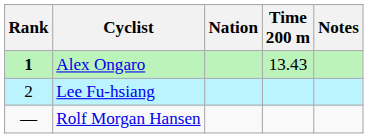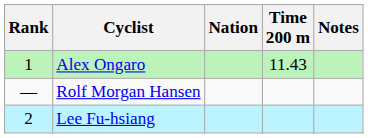(28, 64) bold -> (28, 64) normal
(288, 64) 13.43 -> (288, 64) 11.43
rows swapped: (106, 91) <-> (128, 118)
